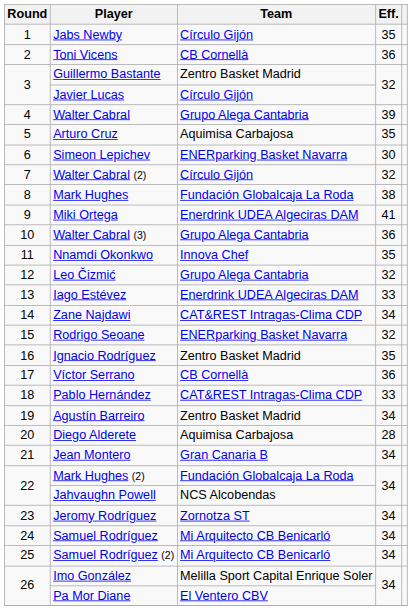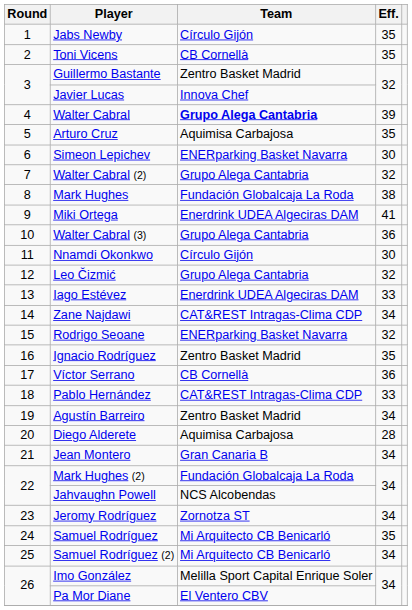(389, 54) 36 -> (389, 54) 35
(217, 94) Círculo Gijón -> (214, 94) Innova Chef
(244, 114) normal -> (249, 114) bold
(217, 174) Círculo Gijón -> (244, 174) Grupo Alega Cantabria
(214, 255) Innova Chef -> (217, 255) Círculo Gijón
(389, 255) 35 -> (389, 255) 30
(389, 535) 34 -> (389, 535) 35
